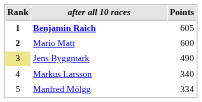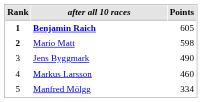(187, 43) 600 -> (187, 43) 598
(18, 58) khaki background -> (18, 58) no background
(187, 74) 340 -> (187, 74) 460
